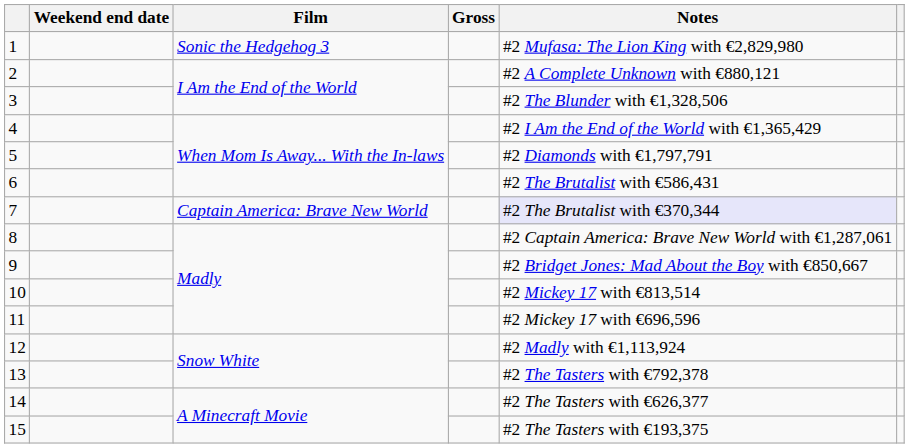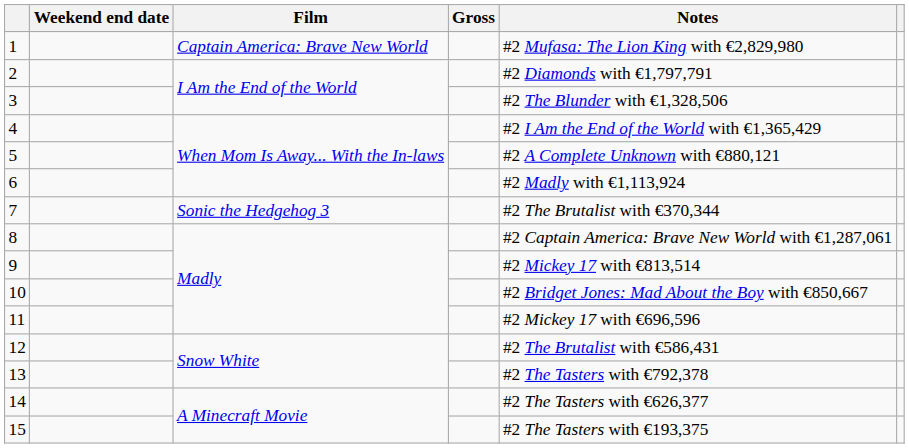(253, 45) Sonic the Hedgehog 3 -> (302, 45) Captain America: Brave New World
(642, 73) #2 A Complete Unknown with €880,121 -> (608, 73) #2 Diamonds with €1,797,791
(608, 155) #2 Diamonds with €1,797,791 -> (642, 155) #2 A Complete Unknown with €880,121
(611, 182) #2 The Brutalist with €586,431 -> (594, 182) #2 Madly with €1,113,924
(302, 210) Captain America: Brave New World -> (253, 210) Sonic the Hedgehog 3
(611, 210) lavender background -> (611, 210) no background
(685, 264) #2 Bridget Jones: Mad About the Boy with €850,667 -> (602, 264) #2 Mickey 17 with €813,514
(602, 292) #2 Mickey 17 with €813,514 -> (685, 292) #2 Bridget Jones: Mad About the Boy with €850,667
(594, 347) #2 Madly with €1,113,924 -> (611, 347) #2 The Brutalist with €586,431
